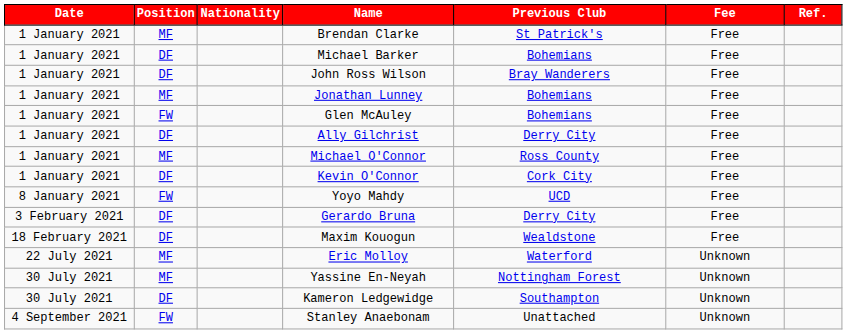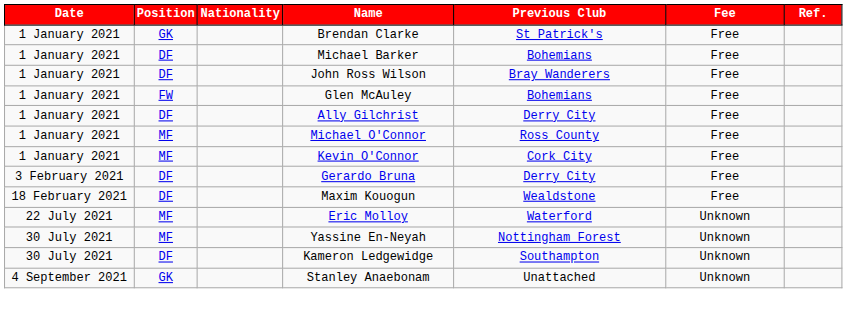(166, 35) MF -> (166, 35) GK
- row: (368, 95)
(166, 176) DF -> (166, 156) MF
- row: (368, 197)
(166, 318) FW -> (166, 278) GK
